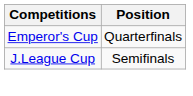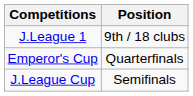+ row: (53, 36)
